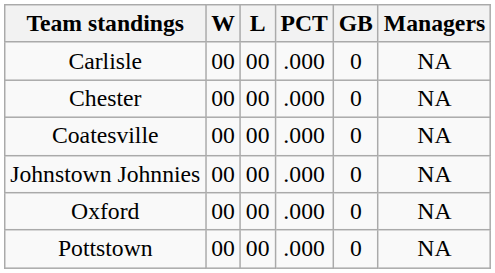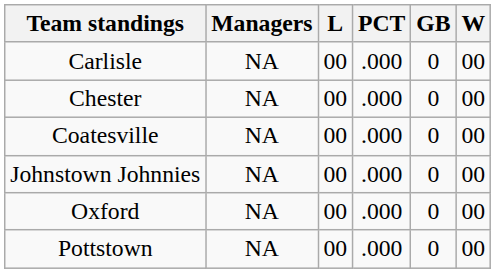columns swapped: (223, 23) <-> (434, 23)
